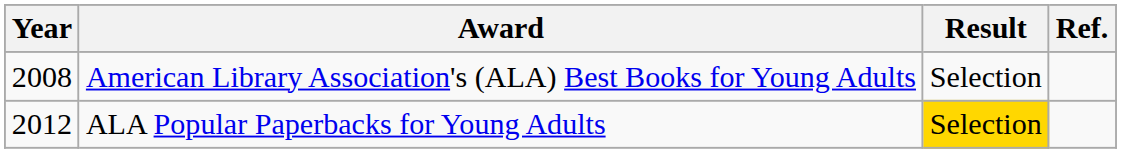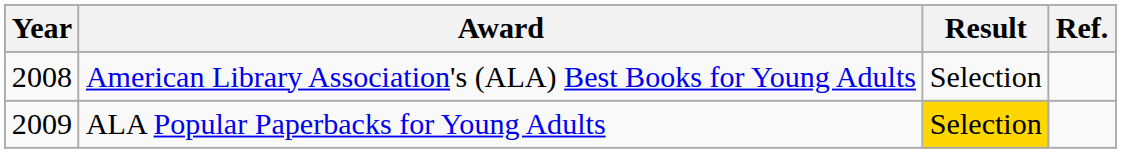(42, 123) 2012 -> (42, 123) 2009
